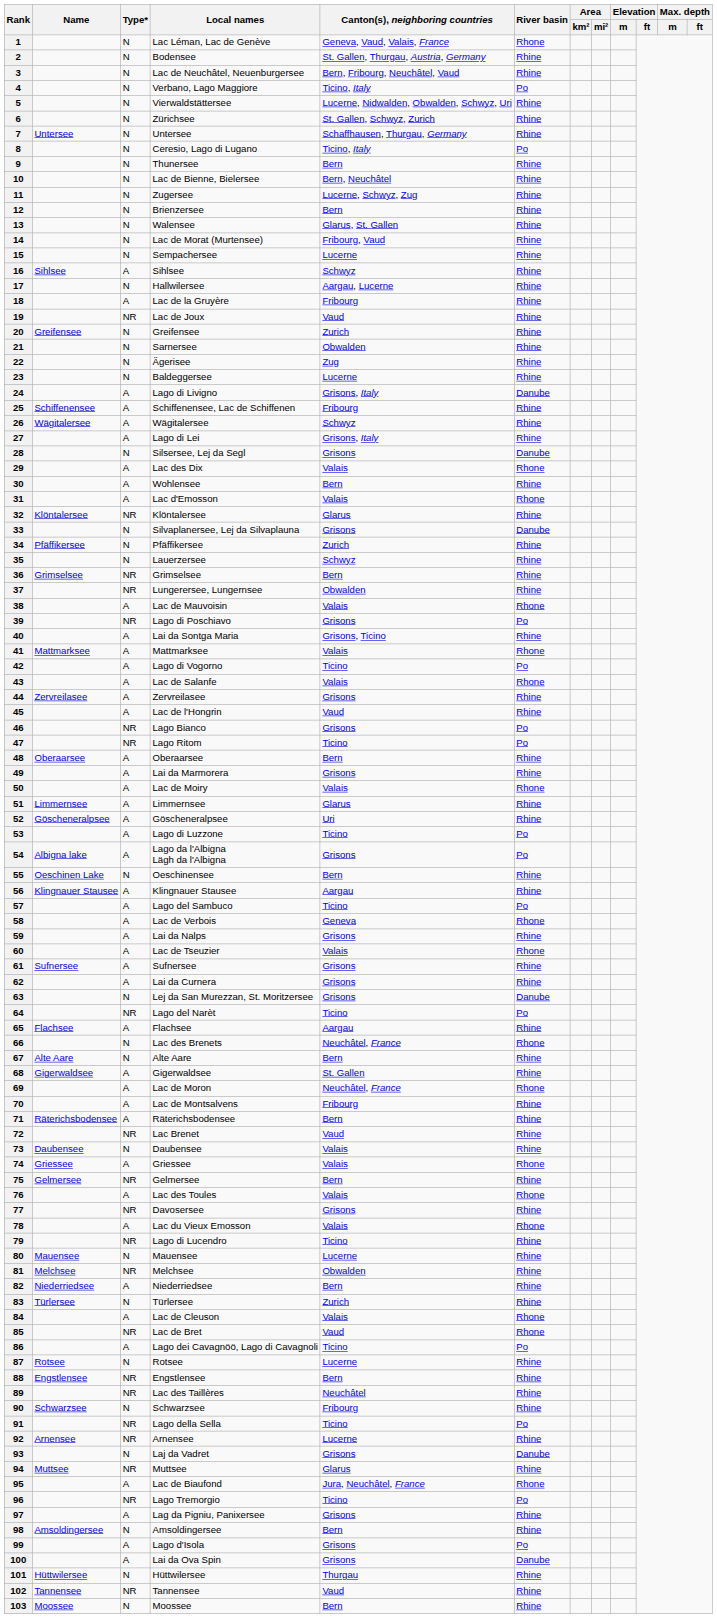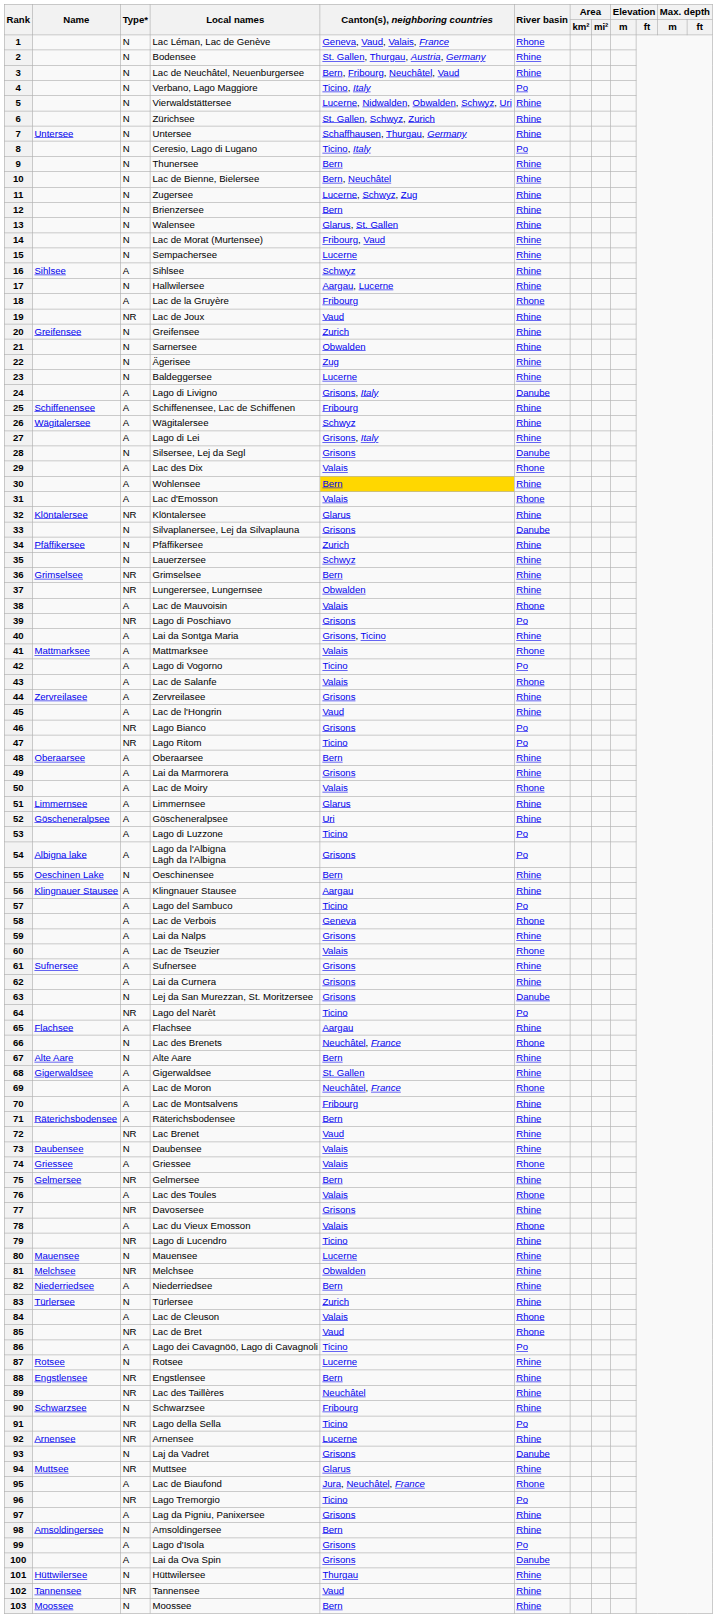(529, 301) Rhine -> (530, 301) Rhone
(333, 484) no background -> (333, 484) gold background
